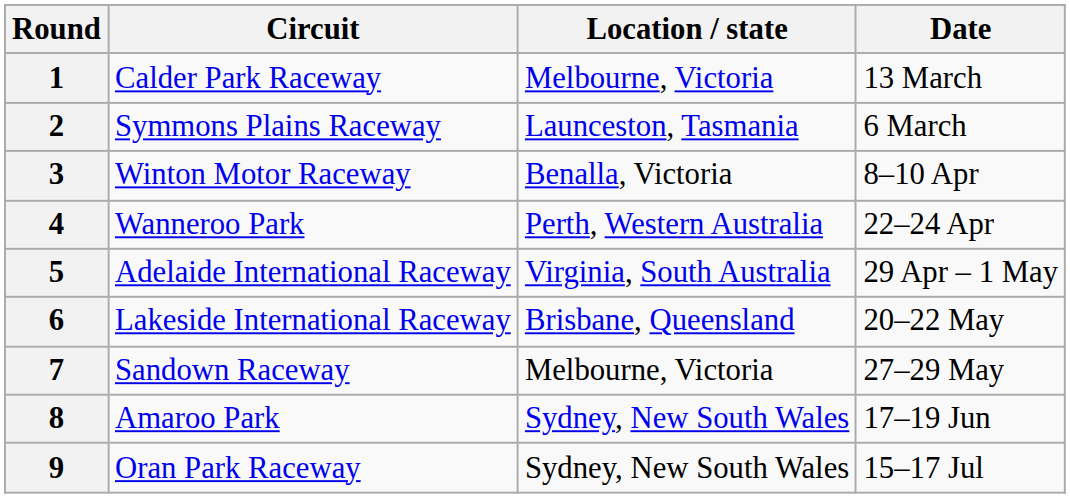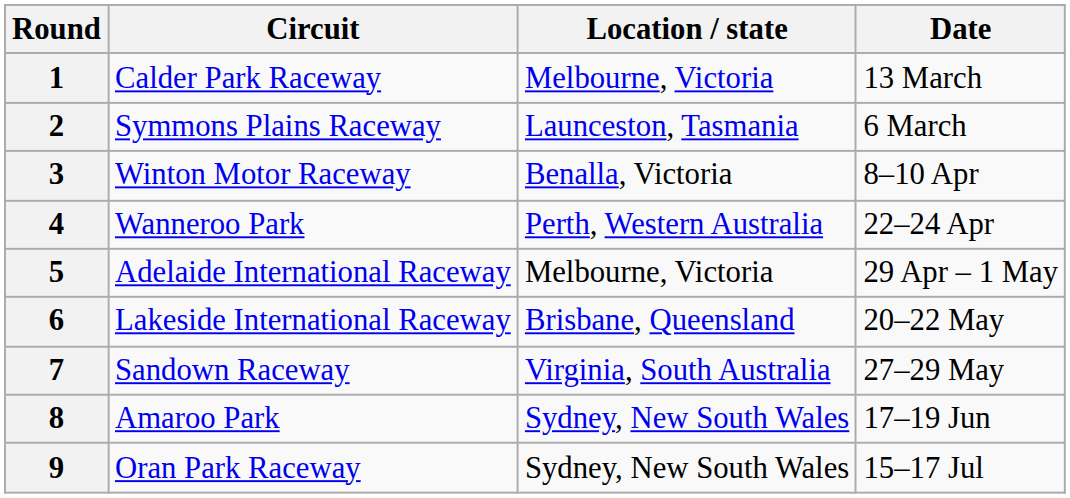(678, 272) Virginia, South Australia -> (649, 272) Melbourne, Victoria
(649, 369) Melbourne, Victoria -> (678, 369) Virginia, South Australia
